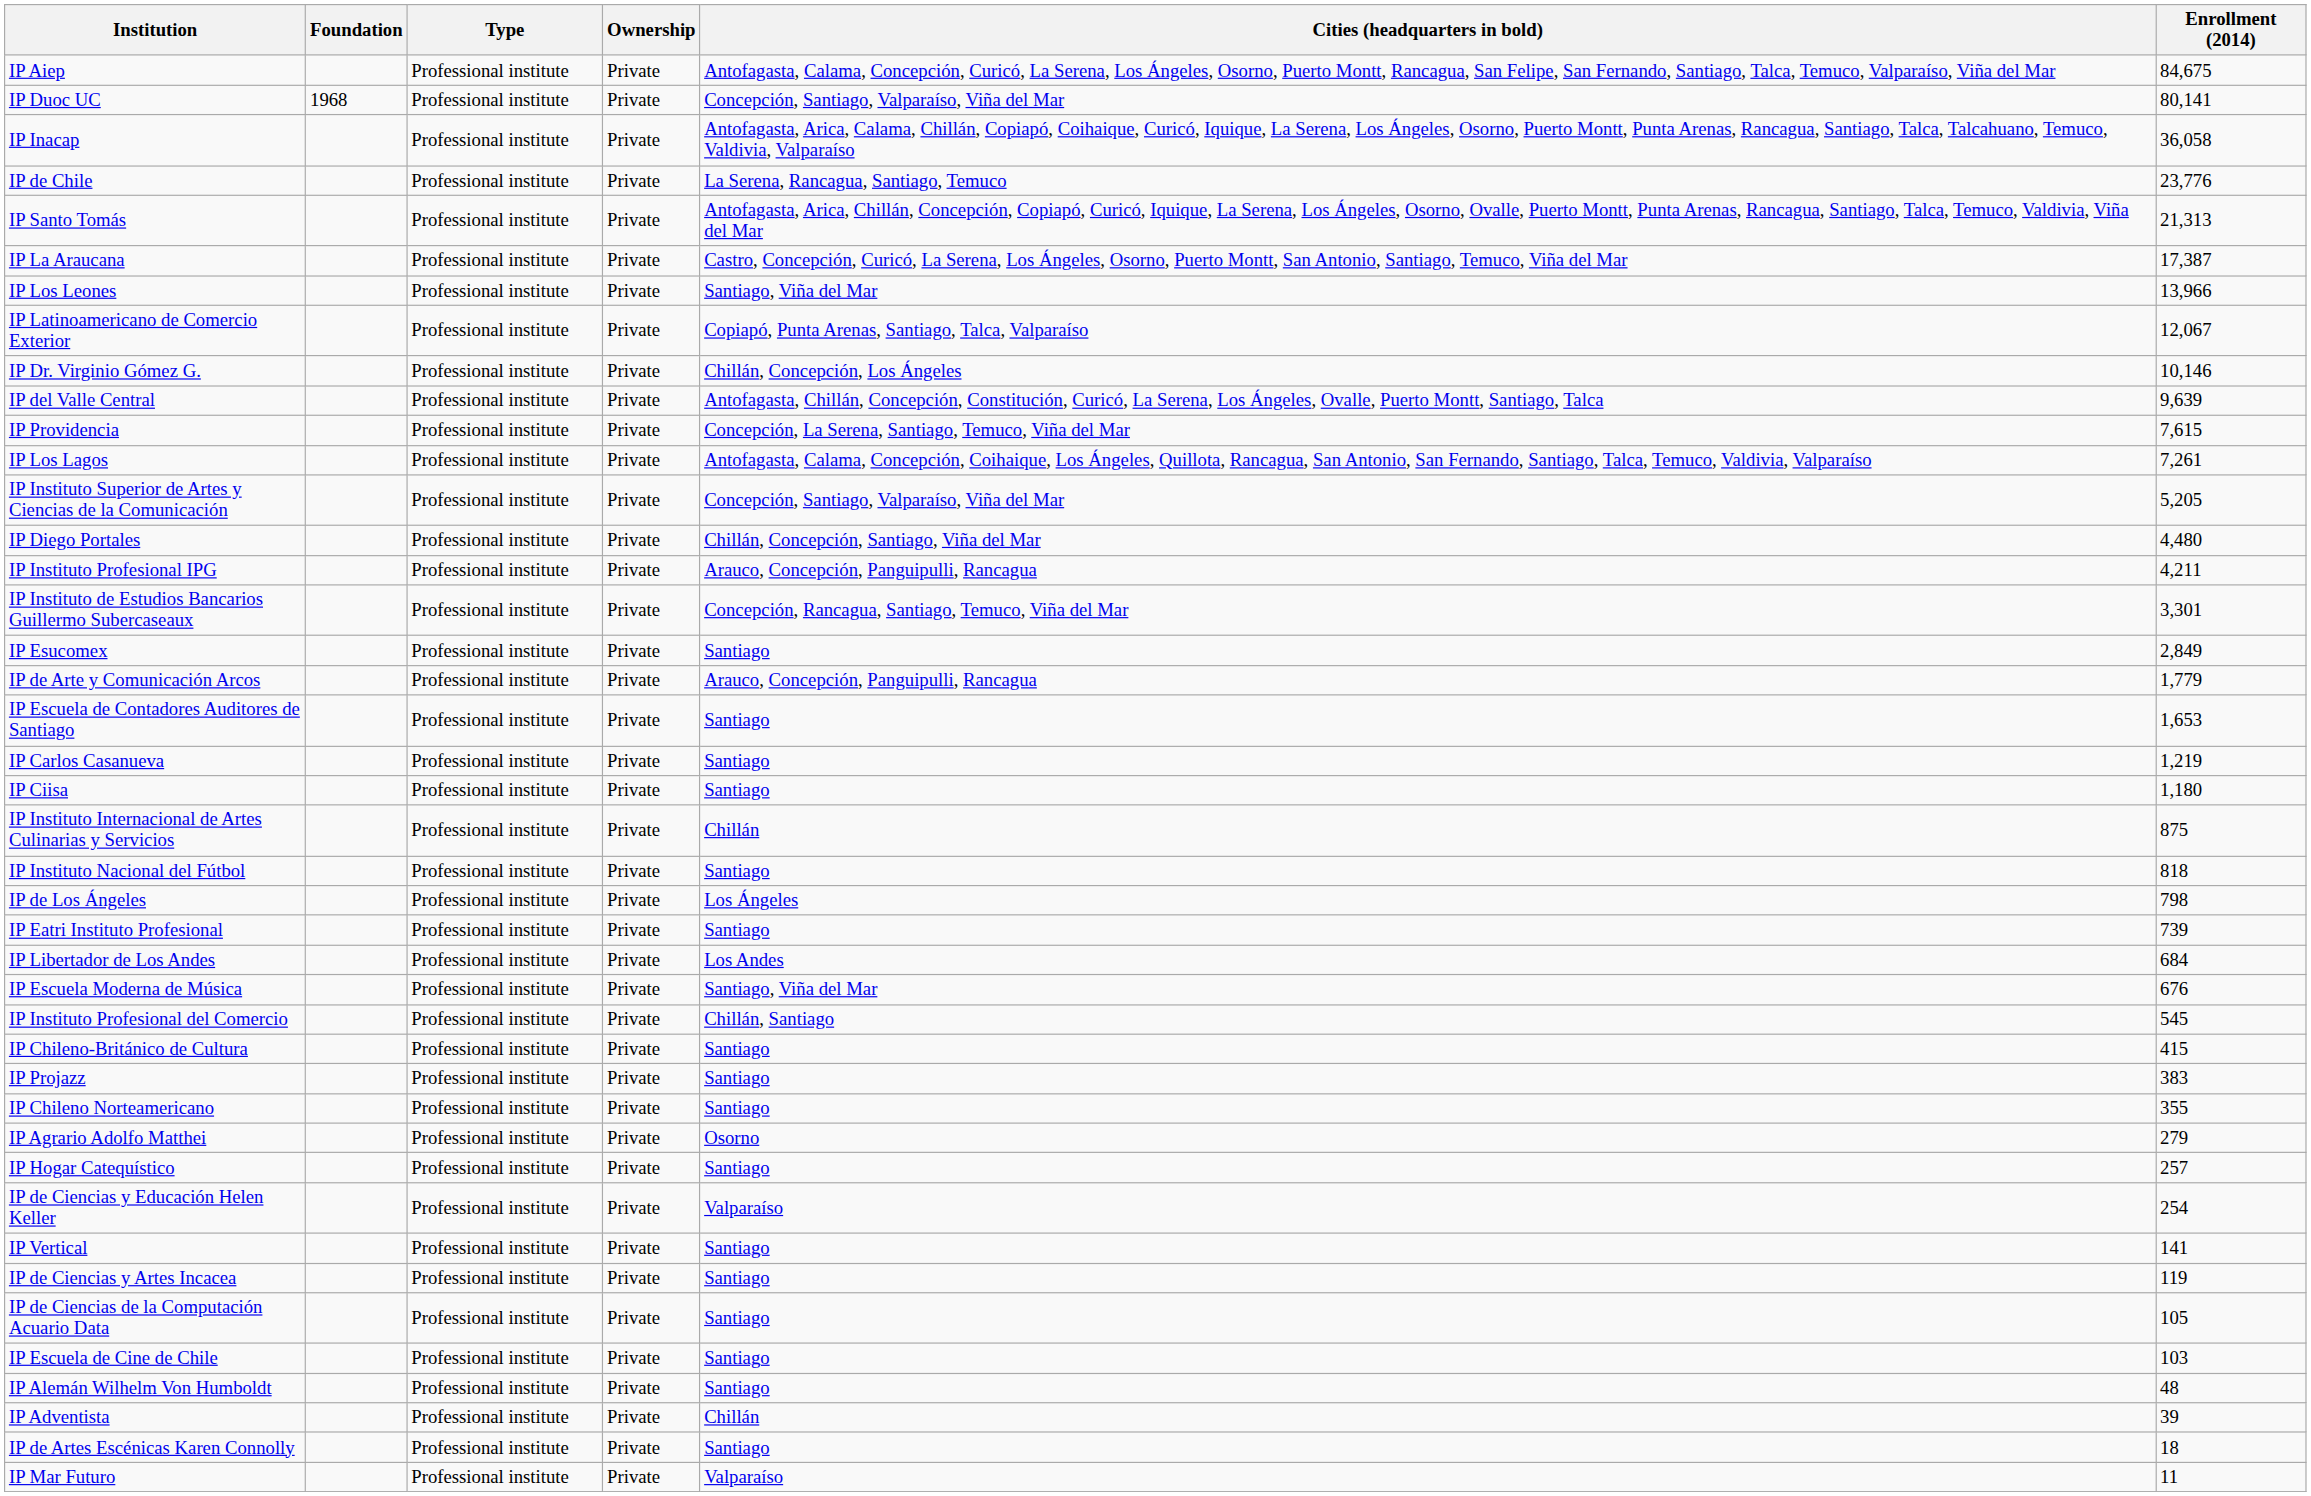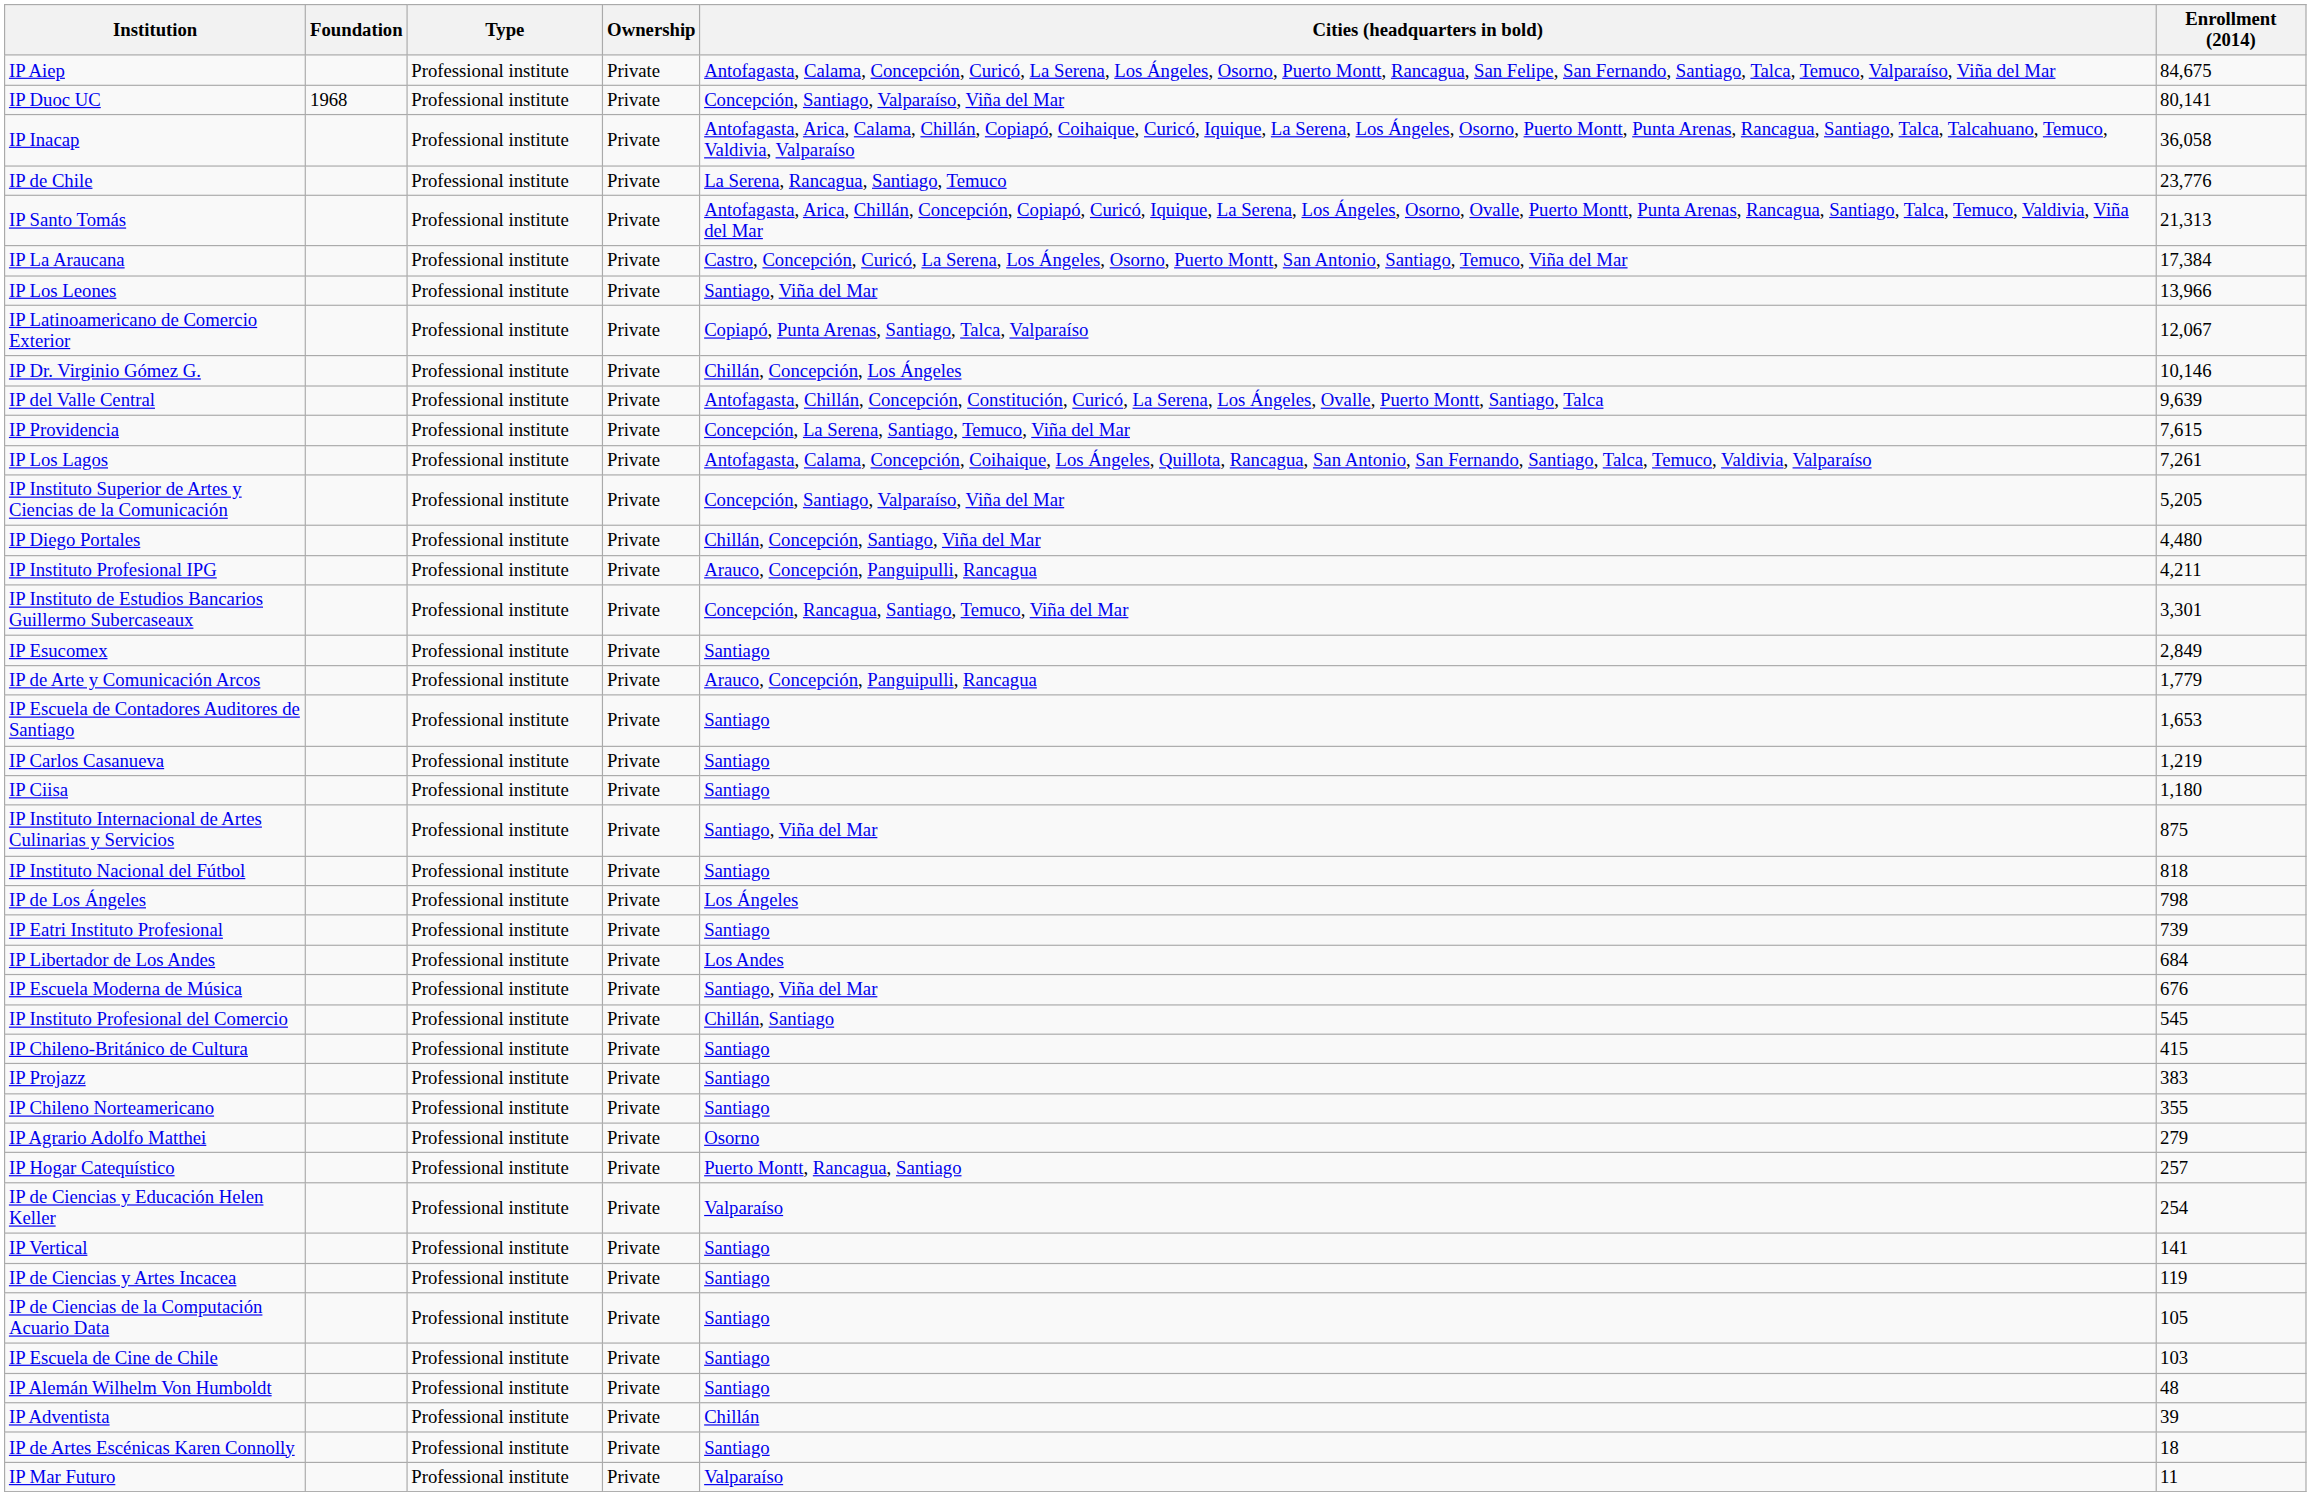(2186, 260) 17,387 -> (2186, 260) 17,384
(732, 830) Chillán -> (791, 830) Santiago, Viña del Mar
(737, 1167) Santiago -> (833, 1167) Puerto Montt, Rancagua, Santiago
